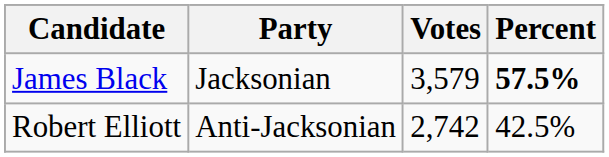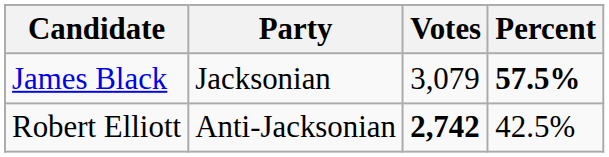(445, 77) 3,579 -> (445, 77) 3,079
(445, 126) normal -> (445, 126) bold
